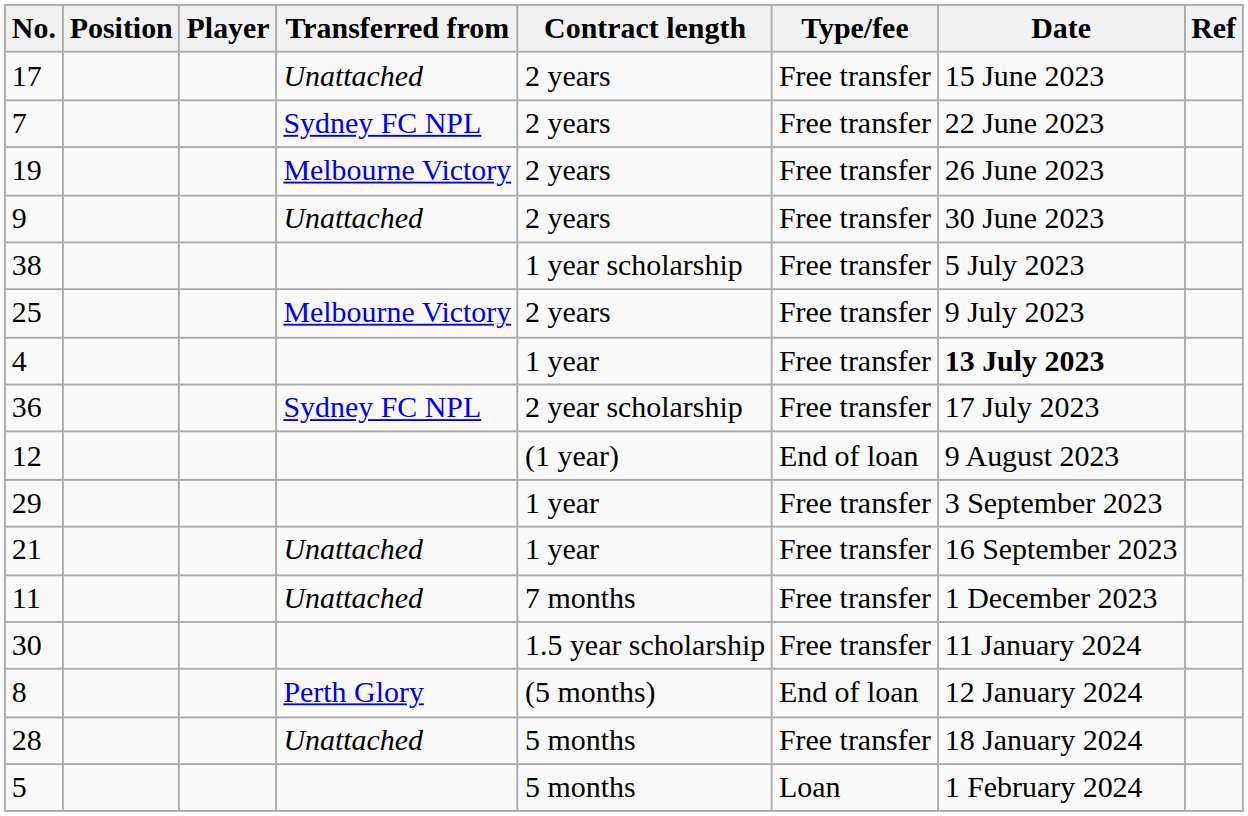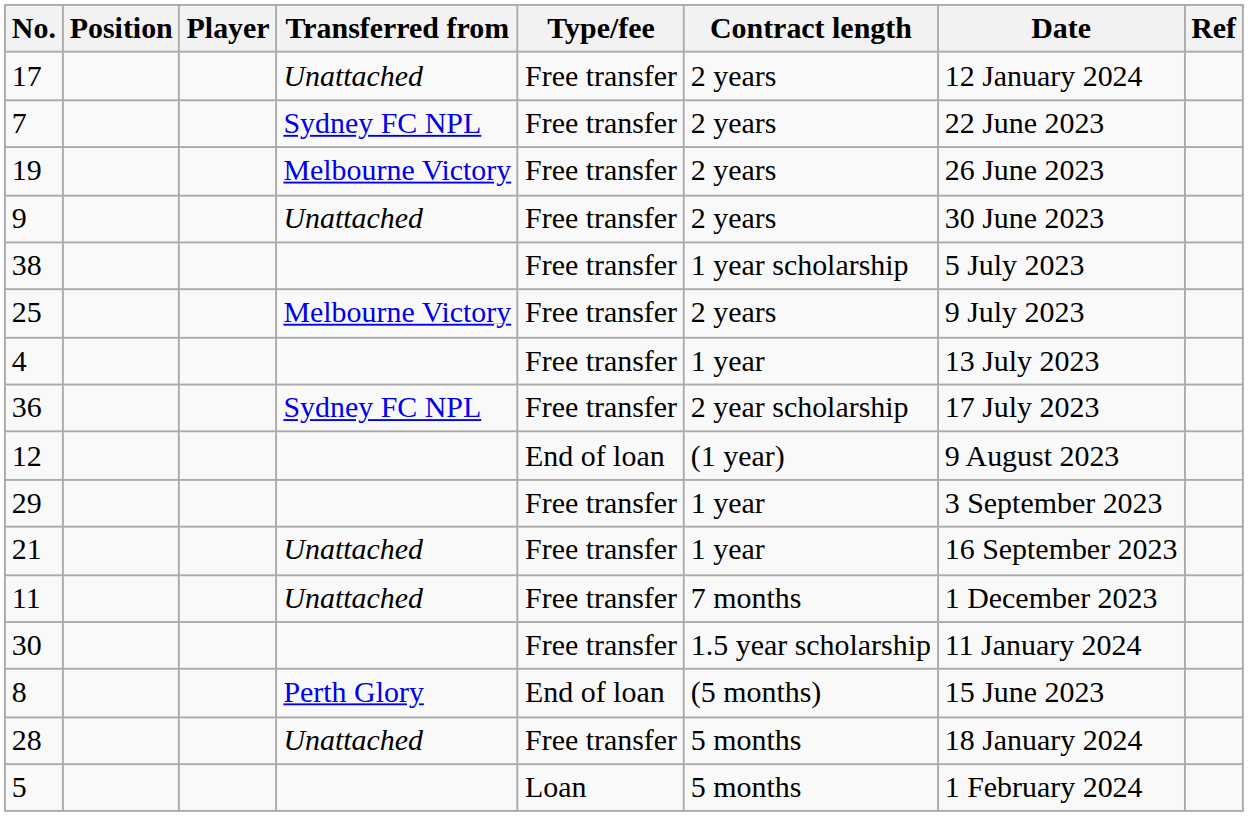columns swapped: (855, 28) <-> (645, 28)
(1025, 75) 15 June 2023 -> (1044, 75) 12 January 2024
(1025, 360) bold -> (1022, 360) normal
(1044, 692) 12 January 2024 -> (1025, 692) 15 June 2023
